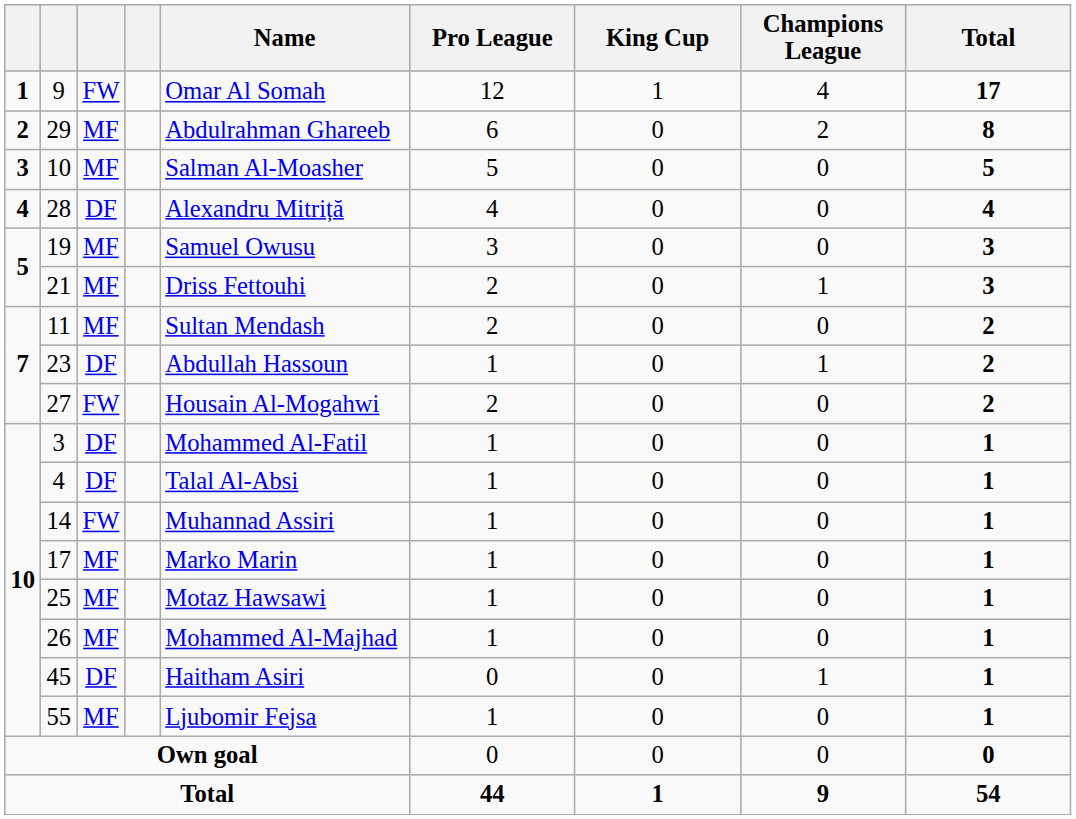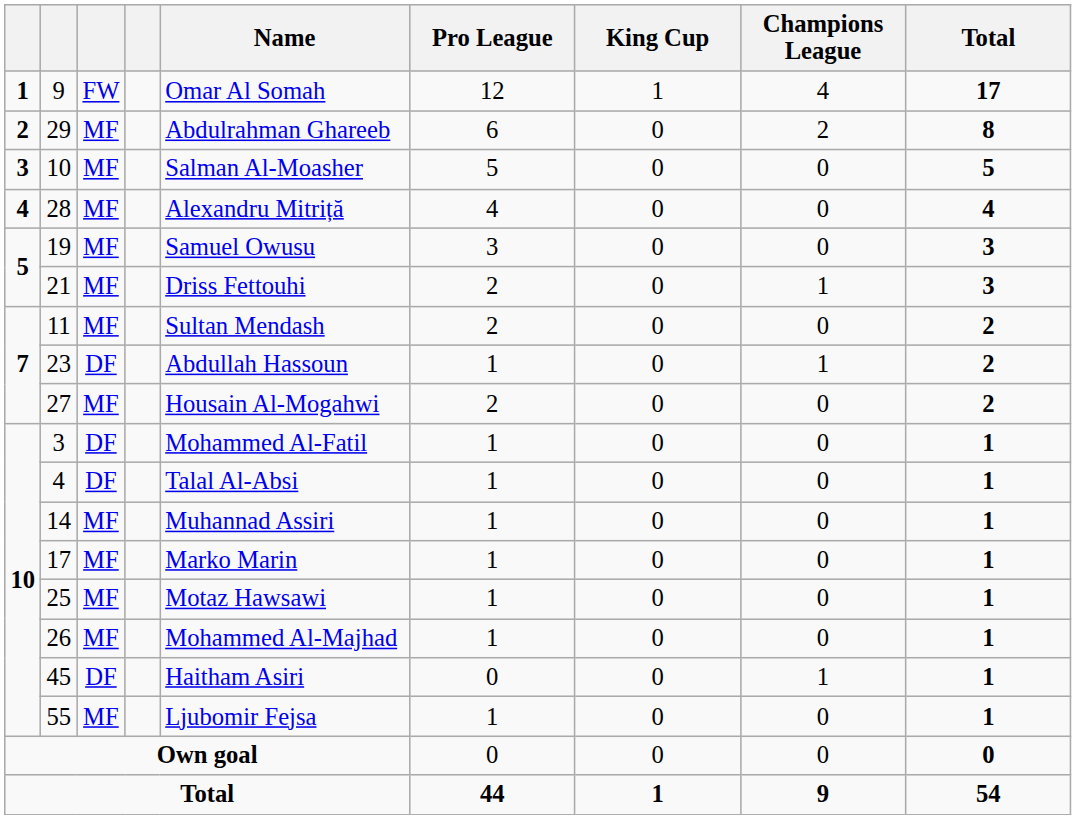(101, 208) DF -> (101, 208) MF
(101, 403) FW -> (101, 403) MF
(101, 520) FW -> (101, 520) MF
